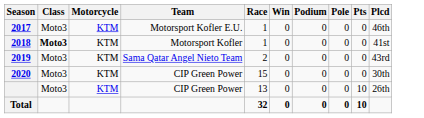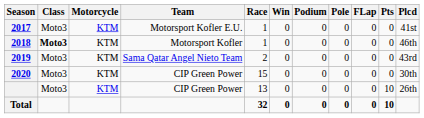+ column: (365, 12)
(381, 27) 46th -> (409, 27) 41st
(381, 43) 41st -> (408, 43) 46th
